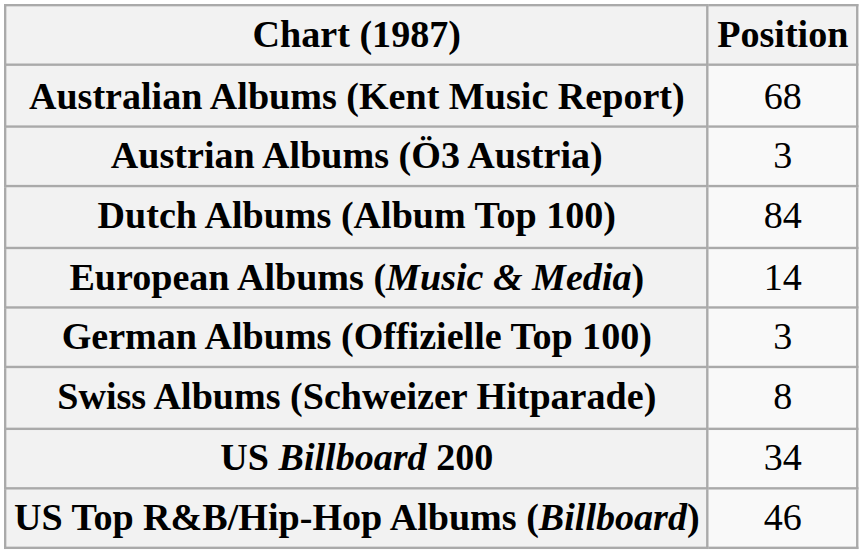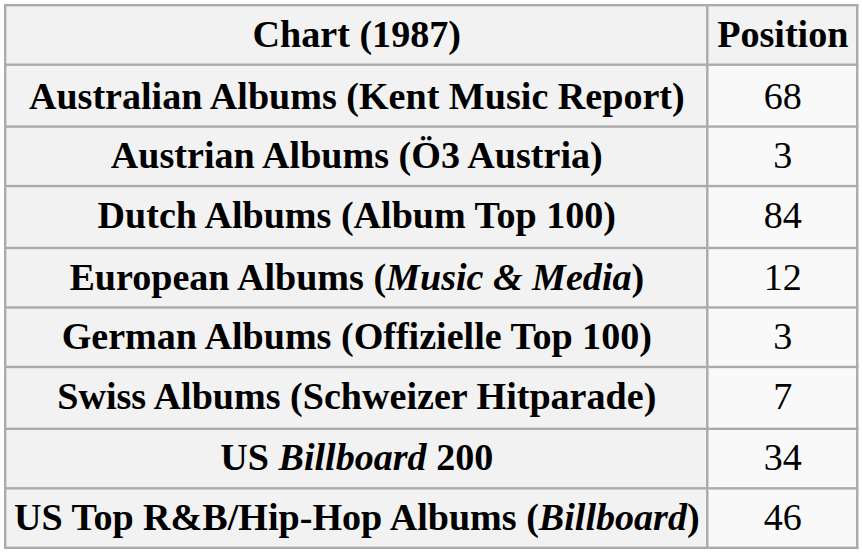(783, 276) 14 -> (783, 276) 12
(783, 397) 8 -> (783, 397) 7
